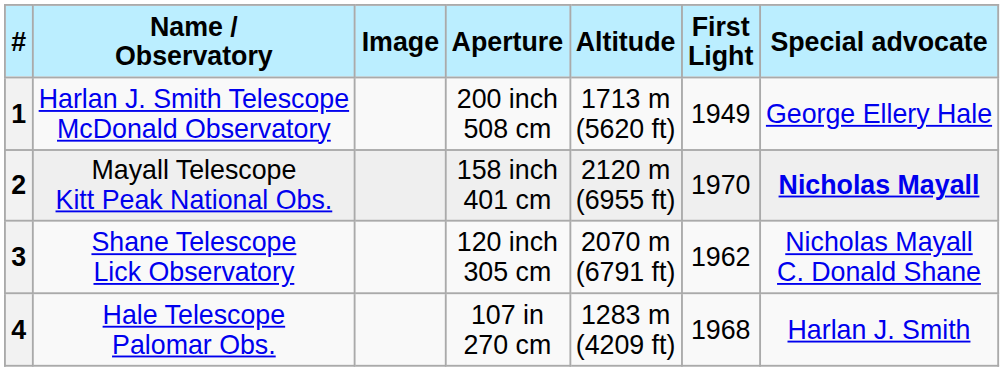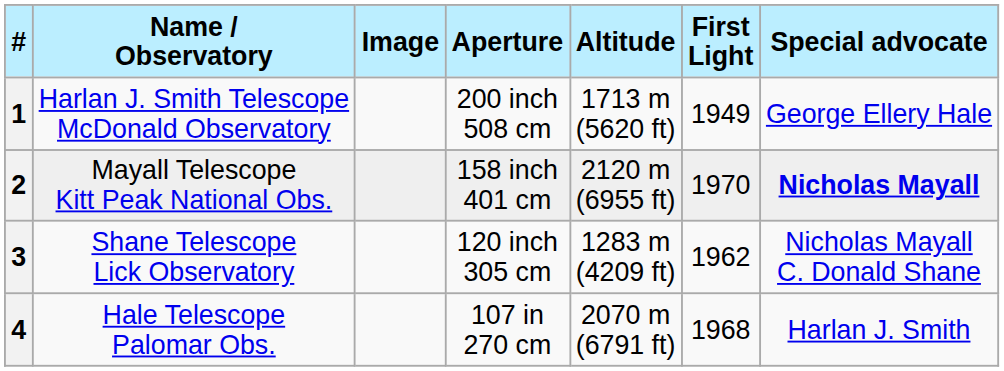(626, 258) 2070 m (6791 ft) -> (626, 258) 1283 m (4209 ft)
(626, 330) 1283 m (4209 ft) -> (626, 330) 2070 m (6791 ft)
